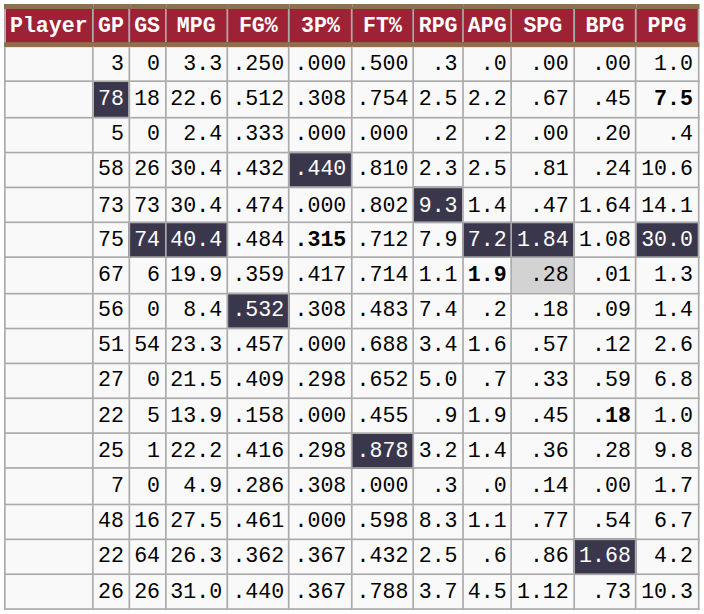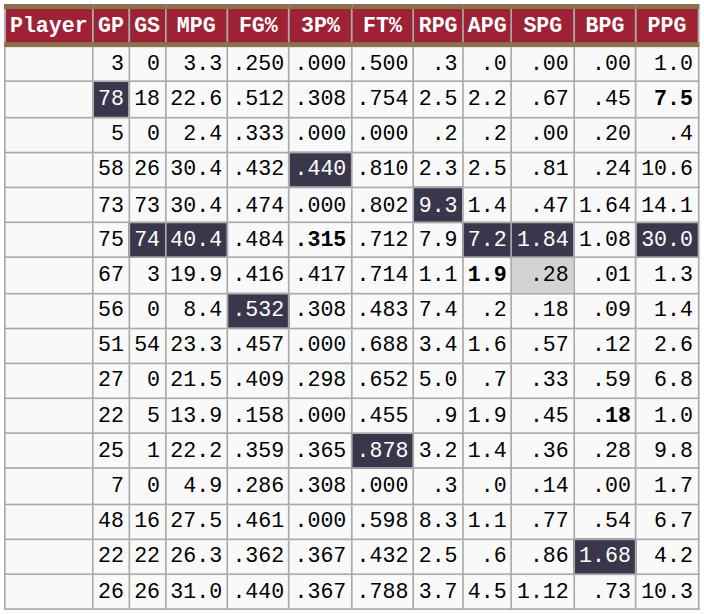(154, 275) 6 -> (154, 275) 3
(258, 275) .359 -> (258, 275) .416
(258, 451) .416 -> (258, 451) .359
(320, 451) .298 -> (320, 451) .365
(147, 557) 64 -> (147, 557) 22
